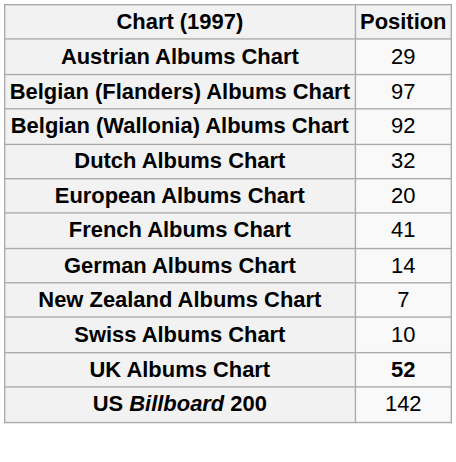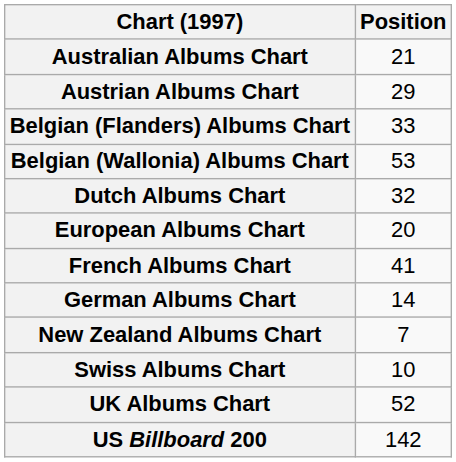+ row: (180, 56)
(403, 91) 97 -> (403, 126) 33
(403, 126) 92 -> (403, 160) 53
(403, 369) bold -> (403, 404) normal
